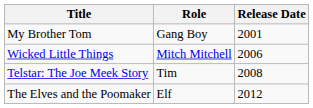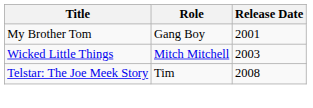(250, 53) 2006 -> (247, 53) 2003
- row: (79, 93)
